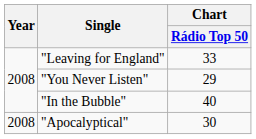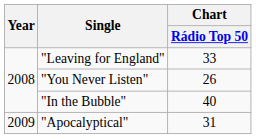(210, 79) 29 -> (210, 79) 26
(21, 123) 2008 -> (21, 123) 2009
(210, 123) 30 -> (210, 123) 31
